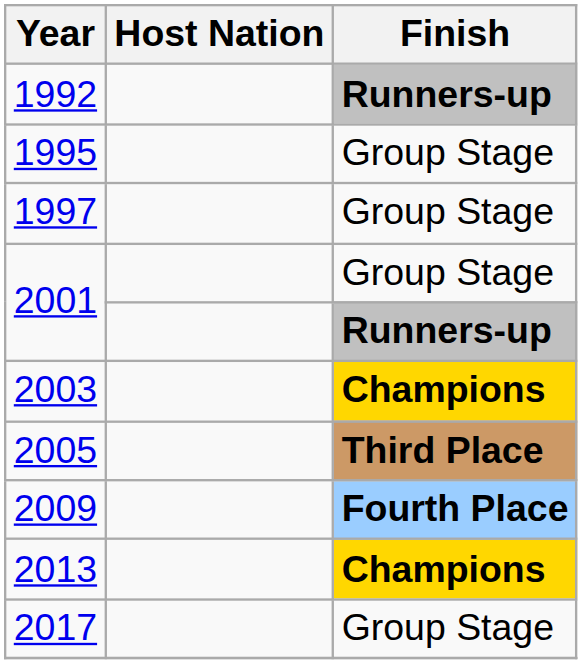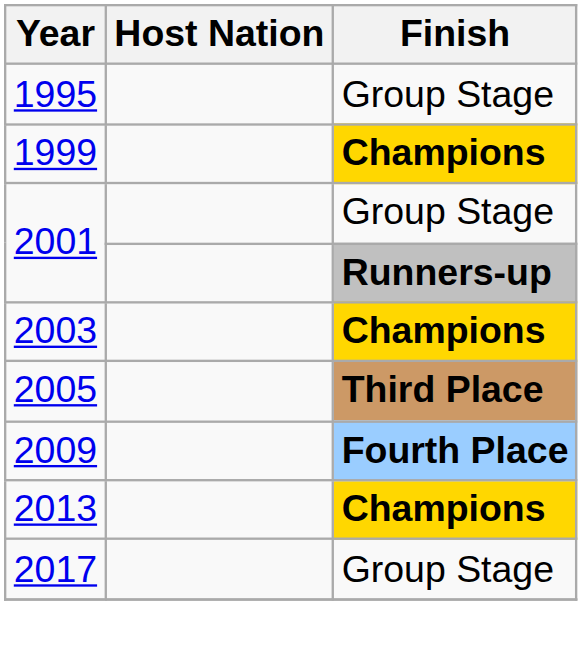- row: (55, 93)
- row: (55, 212)
+ row: (55, 152)
